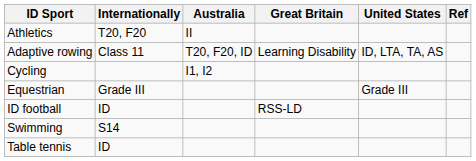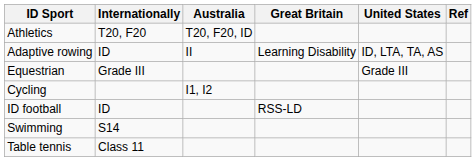(189, 33) II -> (219, 33) T20, F20, ID
(121, 52) Class 11 -> (104, 52) ID
(219, 52) T20, F20, ID -> (189, 52) II
rows swapped: (27, 71) <-> (36, 90)
(104, 147) ID -> (121, 147) Class 11
